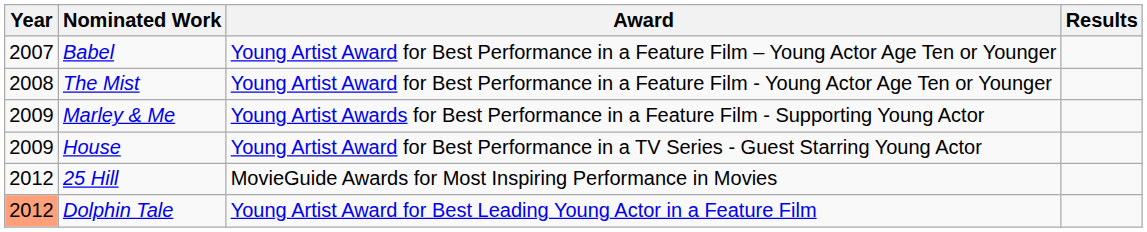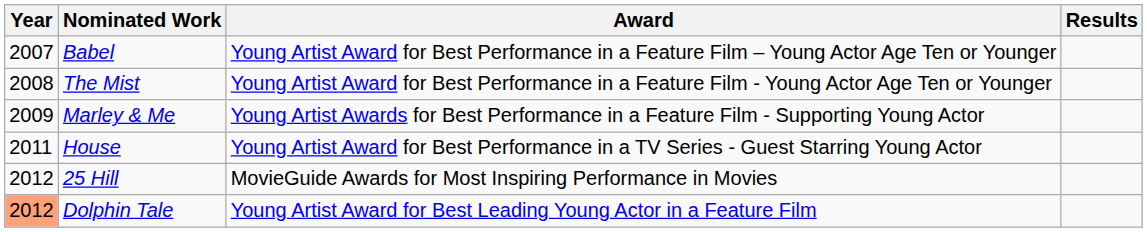(31, 147) 2009 -> (31, 147) 2011
